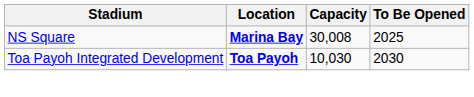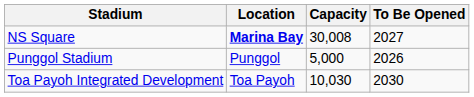(388, 37) 2025 -> (388, 37) 2027
+ row: (60, 59)
(264, 59) bold -> (262, 80) normal
